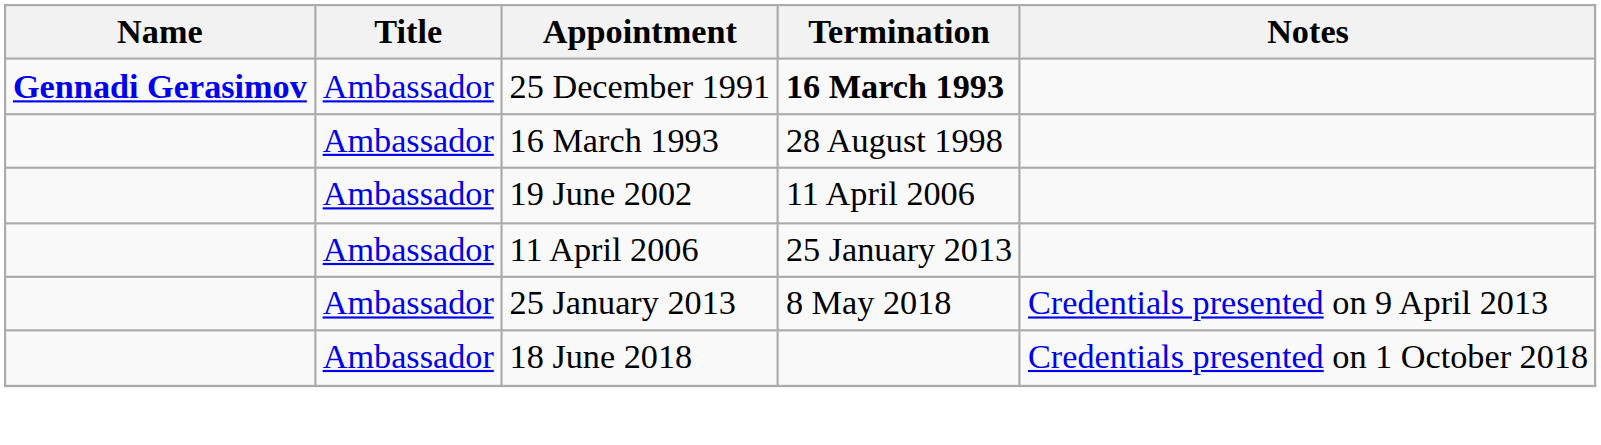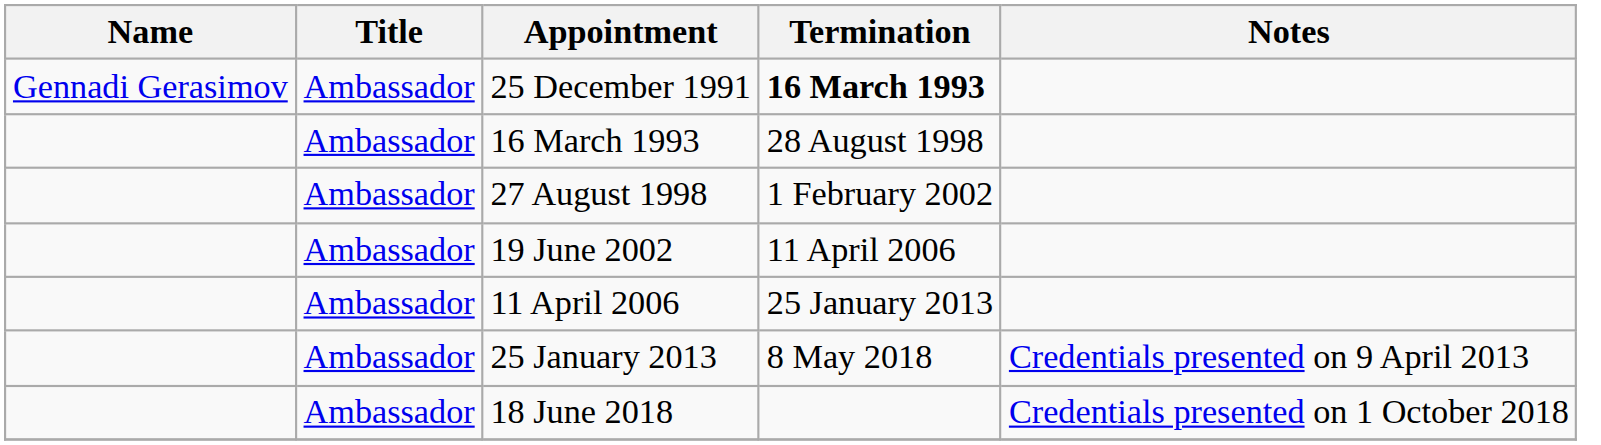(160, 85) bold -> (150, 85) normal
+ row: (599, 194)
